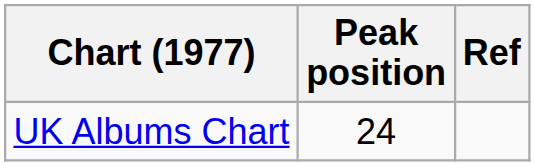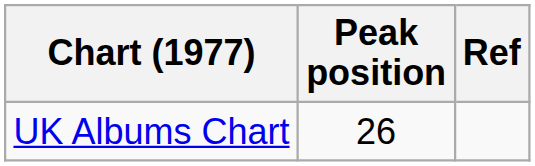(376, 130) 24 -> (376, 130) 26
